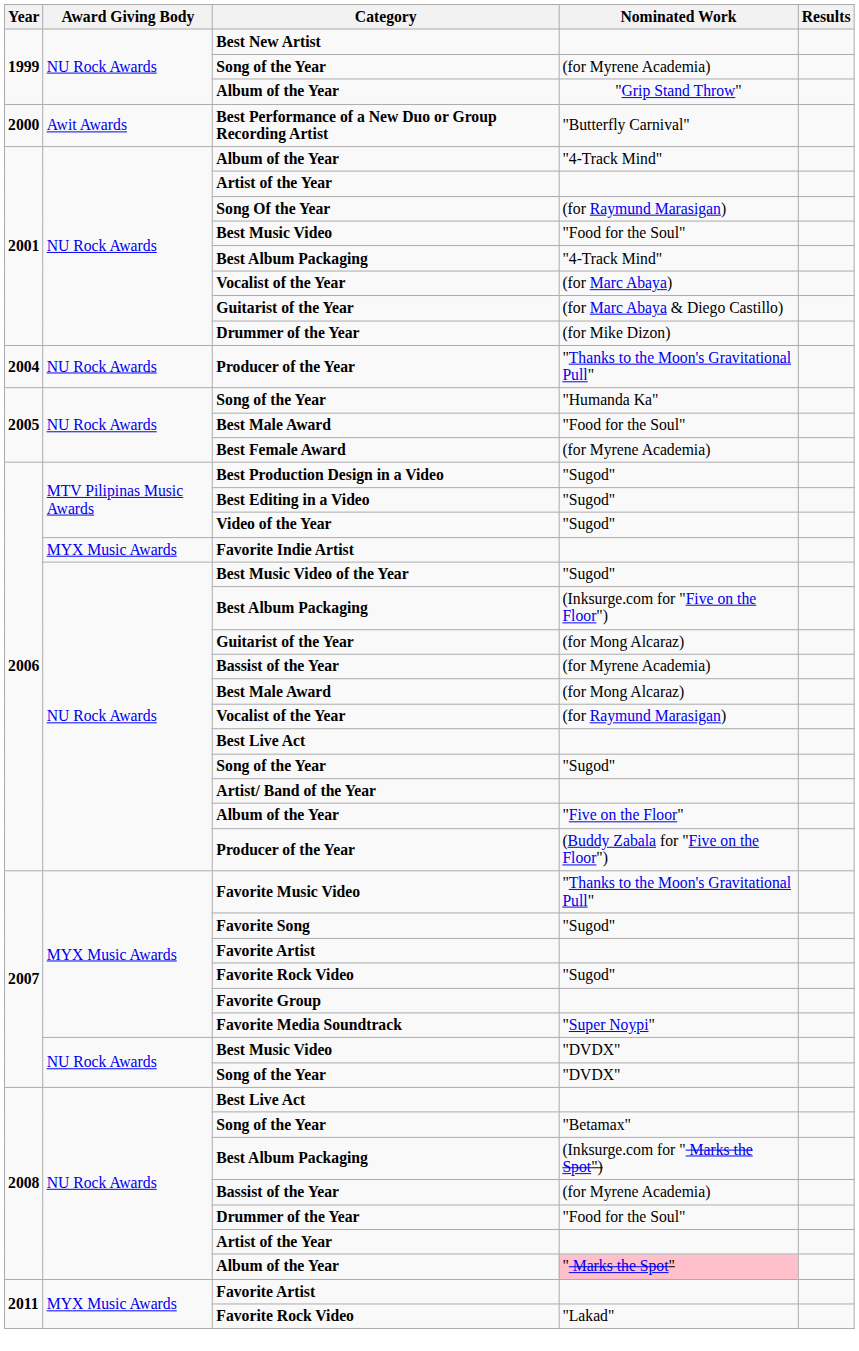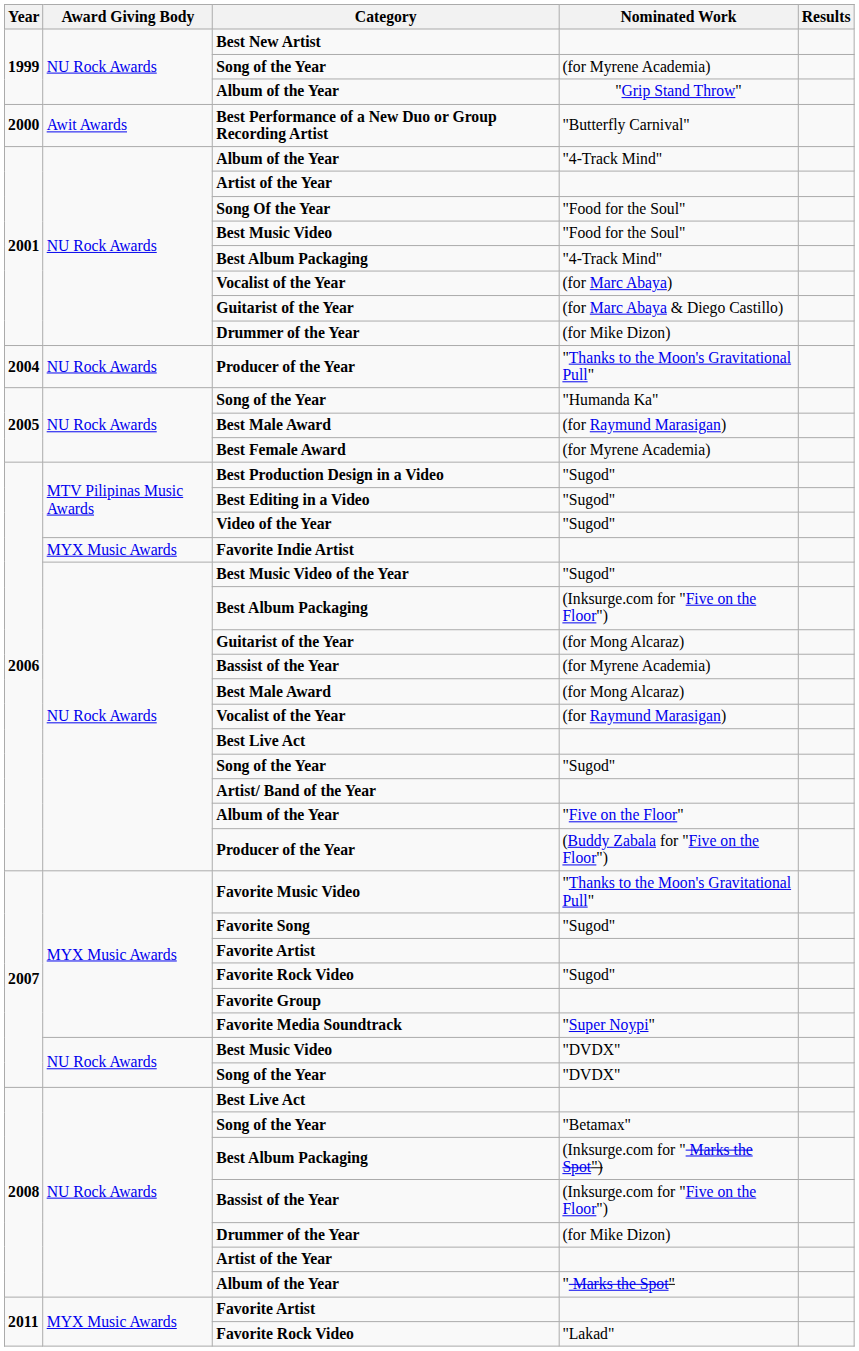(644, 208) (for Raymund Marasigan) -> (624, 208) "Food for the Soul"
(624, 425) "Food for the Soul" -> (644, 425) (for Raymund Marasigan)
(636, 1192) (for Myrene Academia) -> (659, 1200) (Inksurge.com for "Five on the Floor")
(624, 1216) "Food for the Soul" -> (616, 1234) (for Mike Dizon)
(619, 1266) pink background -> (619, 1284) no background
